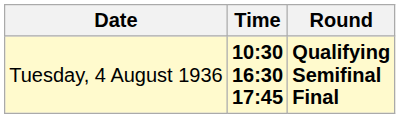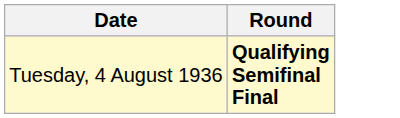- column: (258, 20)
